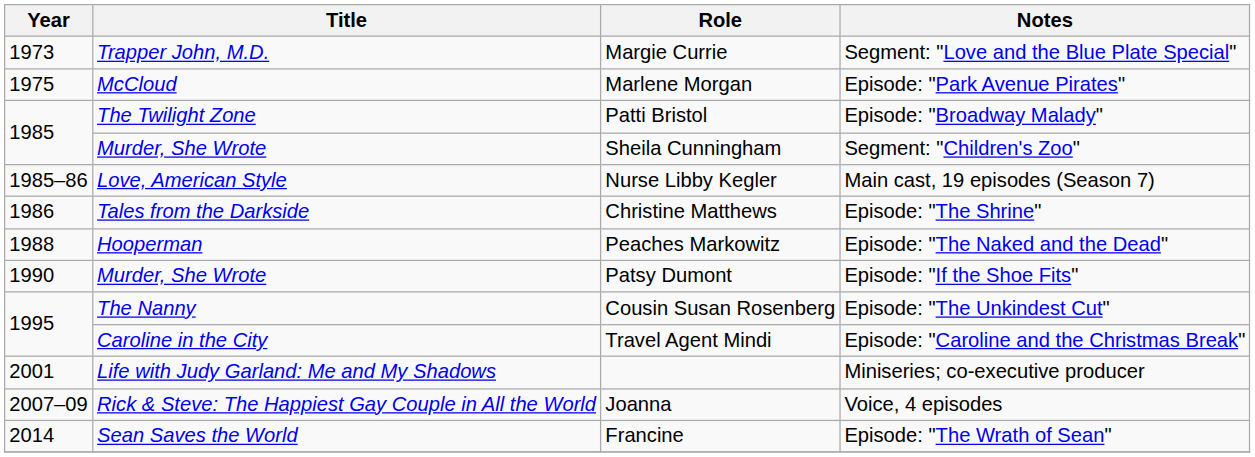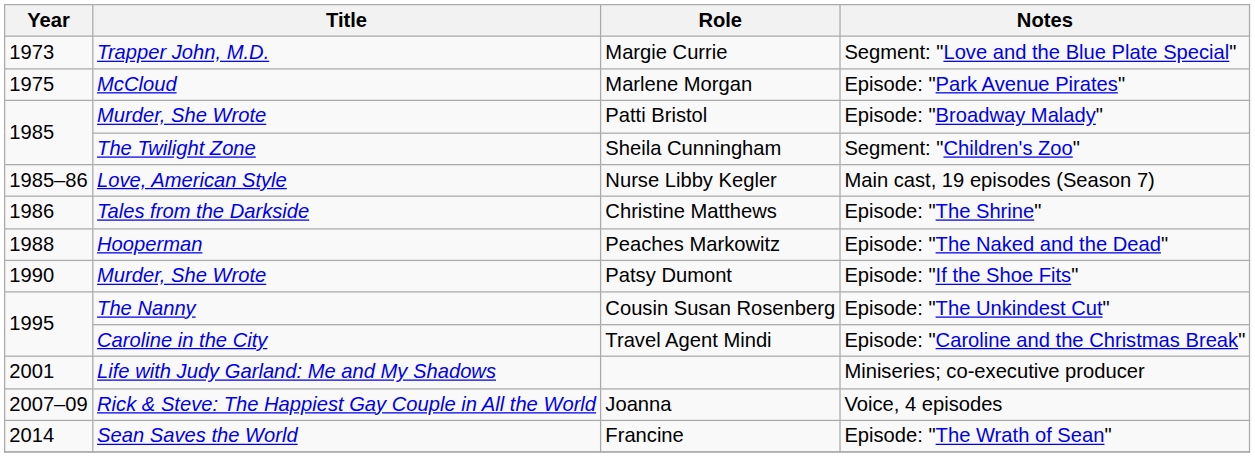(176, 116) The Twilight Zone -> (182, 116) Murder, She Wrote
(182, 148) Murder, She Wrote -> (176, 148) The Twilight Zone
